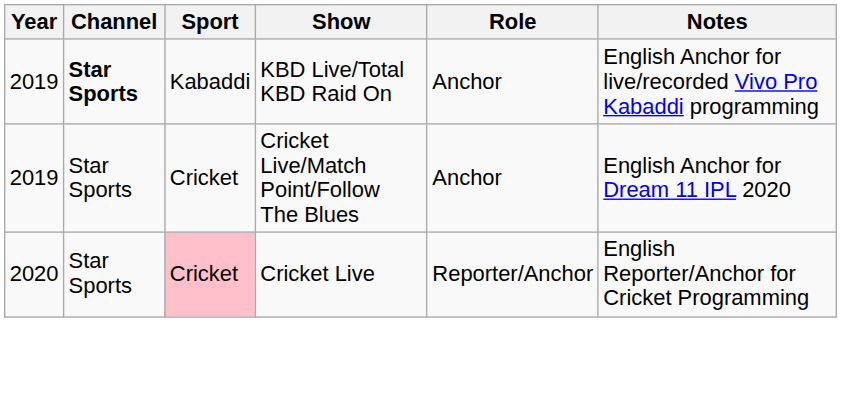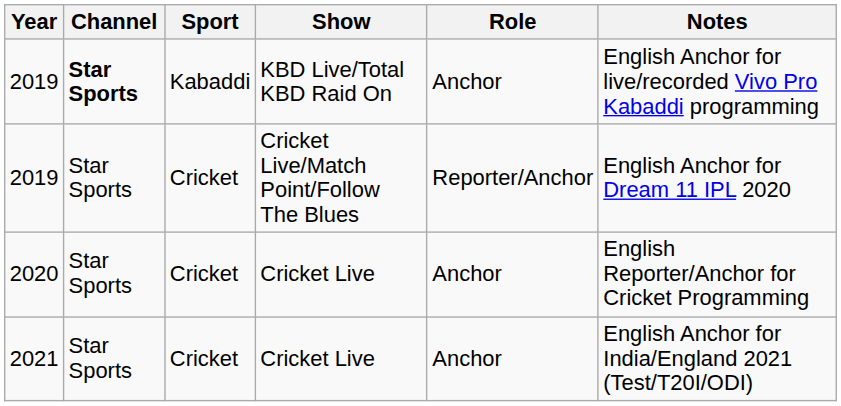(467, 177) Anchor -> (513, 177) Reporter/Anchor
(204, 274) pink background -> (204, 274) no background
(513, 274) Reporter/Anchor -> (467, 274) Anchor
+ row: (34, 358)
